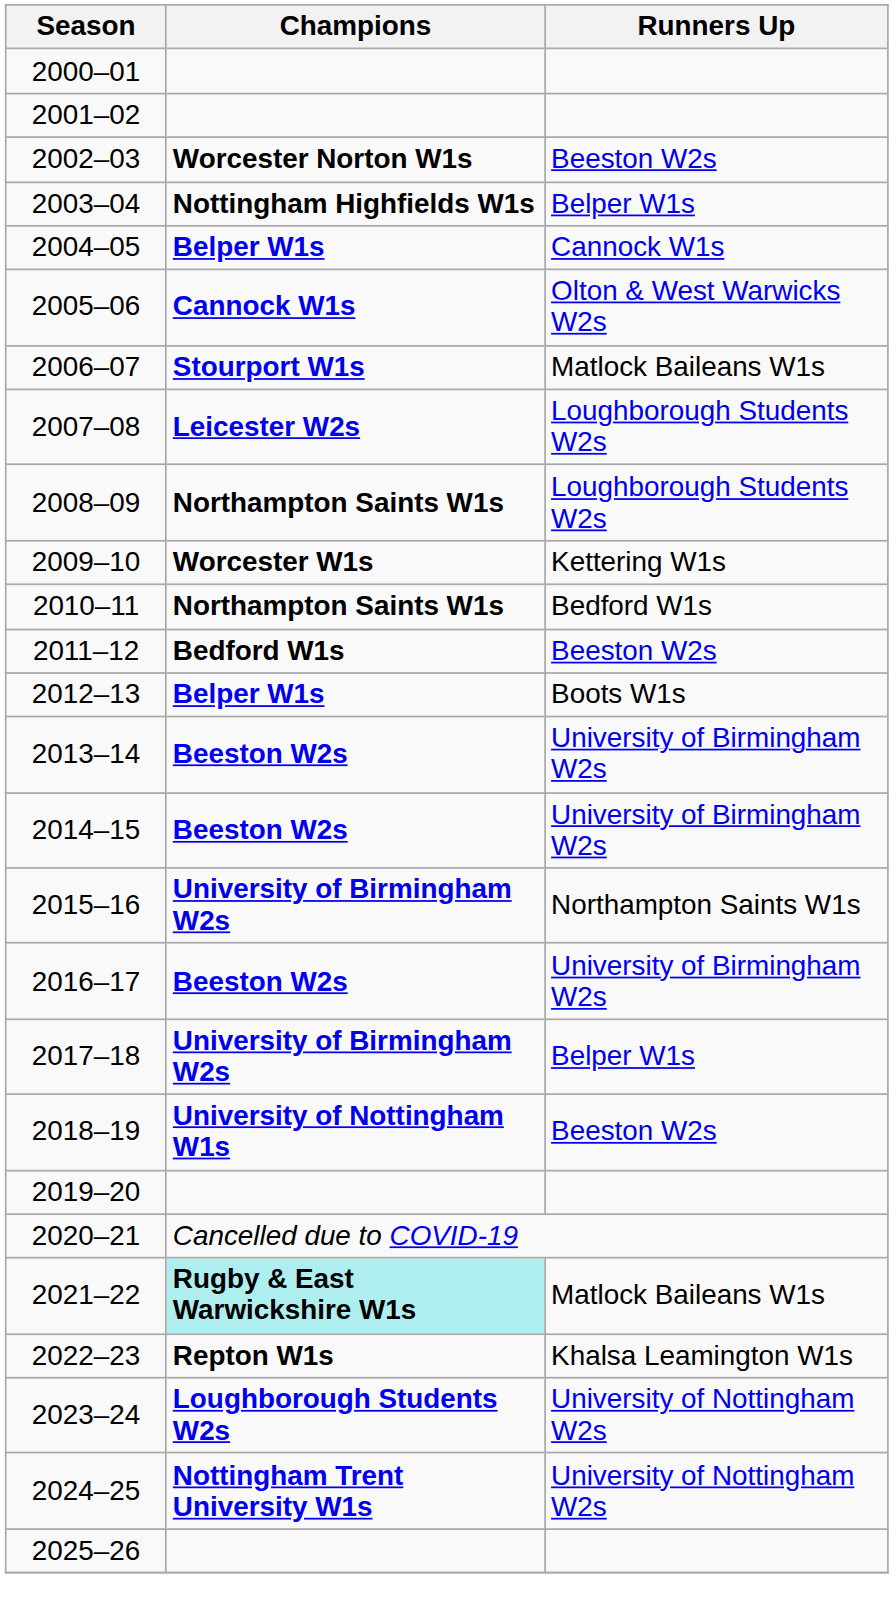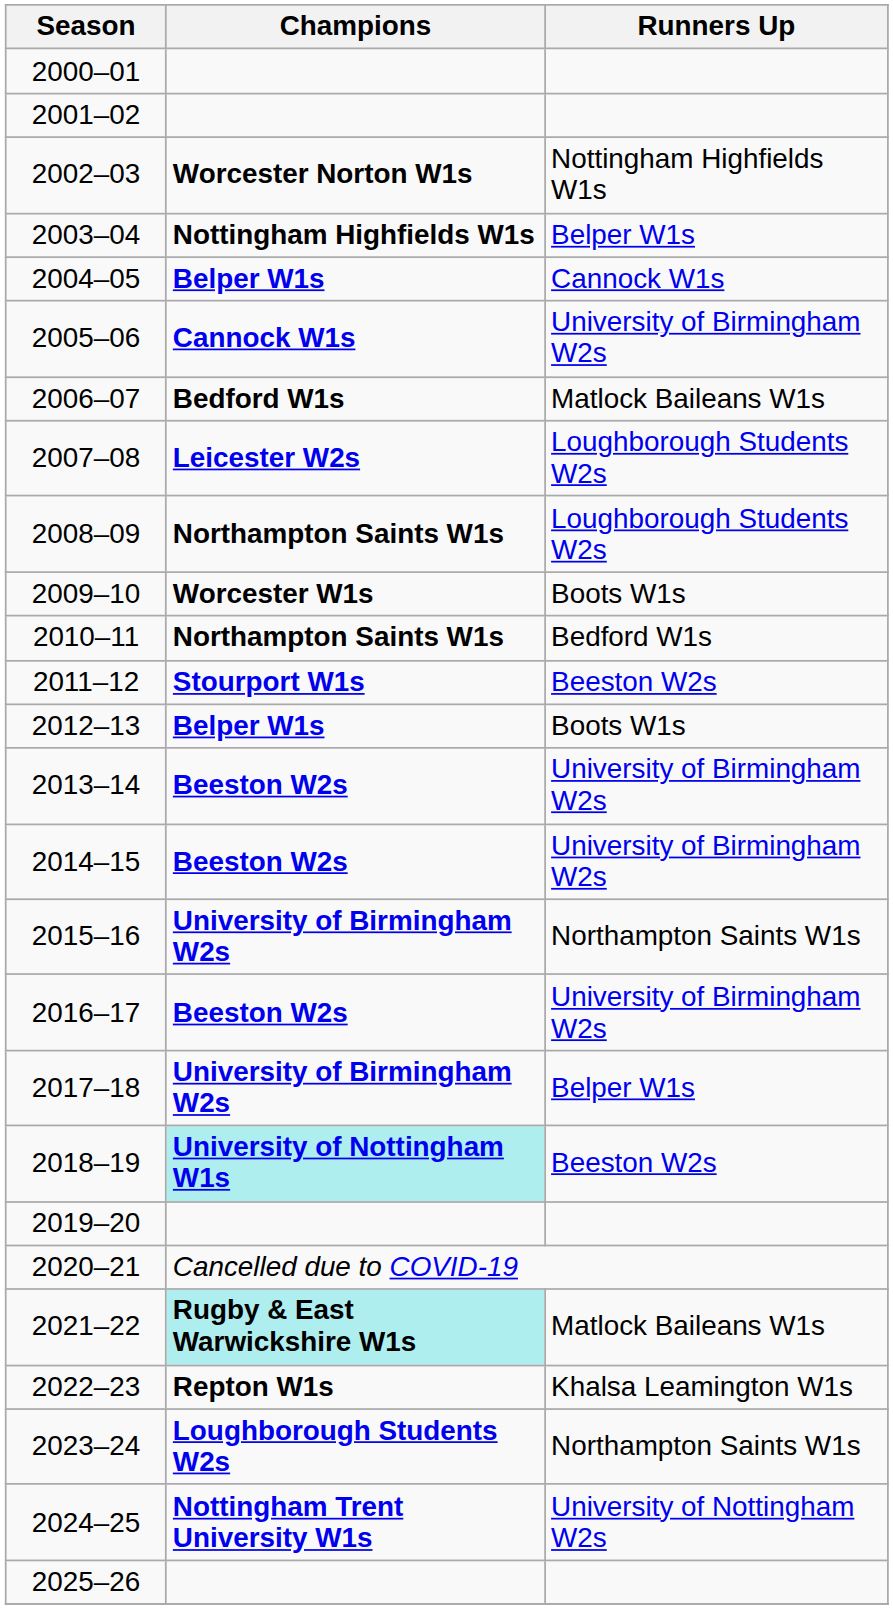(634, 159) Beeston W2s -> (687, 174) Nottingham Highfields W1s
(696, 307) Olton & West Warwicks W2s -> (706, 338) University of Birmingham W2s
(269, 366) Stourport W1s -> (259, 398) Bedford W1s
(639, 562) Kettering W1s -> (618, 593) Boots W1s
(259, 650) Bedford W1s -> (269, 681) Stourport W1s
(338, 1131) no background -> (338, 1163) paleturquoise background
(703, 1415) University of Nottingham W2s -> (706, 1446) Northampton Saints W1s
